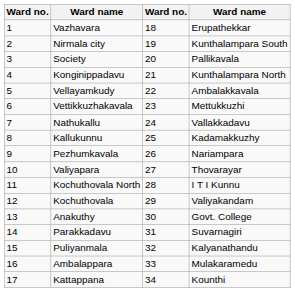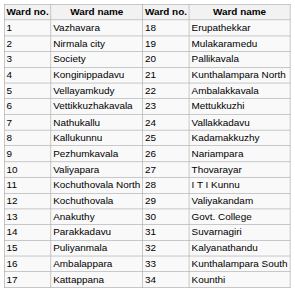(240, 43) Kunthalampara South -> (224, 43) Mulakaramedu
(224, 264) Mulakaramedu -> (240, 264) Kunthalampara South
